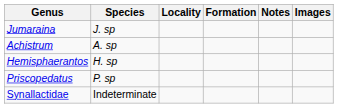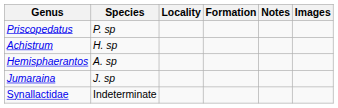rows swapped: (31, 29) <-> (40, 78)
(105, 45) A. sp -> (105, 45) H. sp
(105, 62) H. sp -> (105, 62) A. sp
